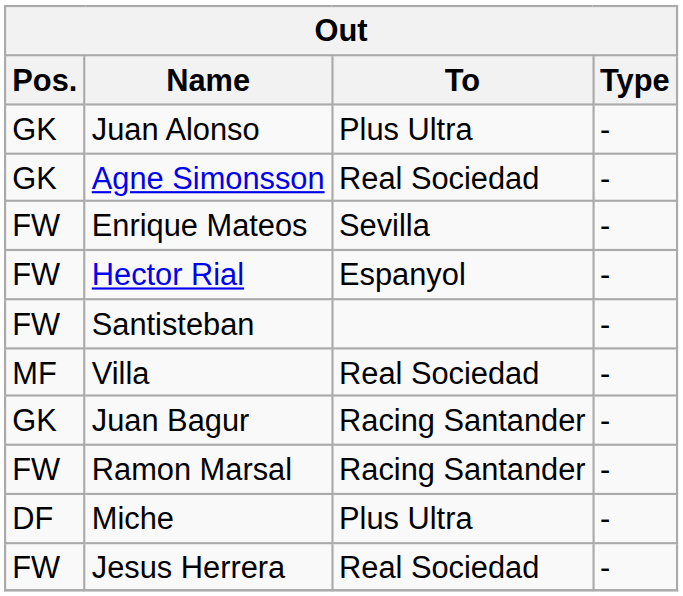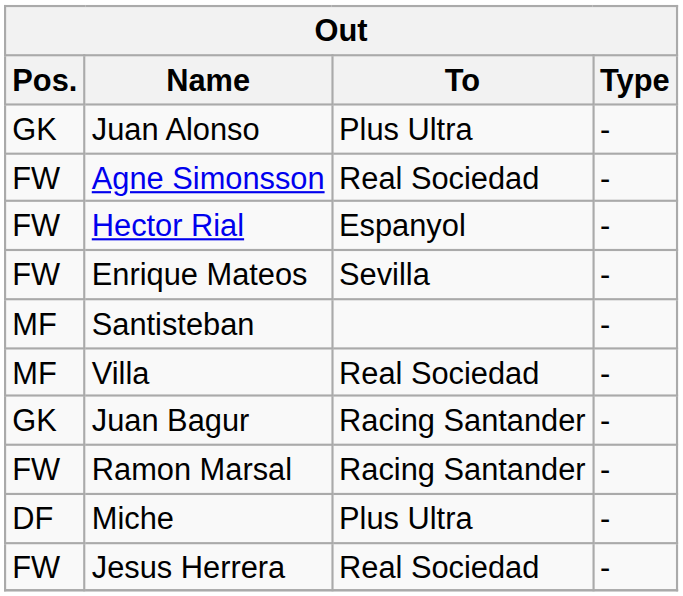(35, 177) GK -> (36, 177) FW
rows swapped: (168, 275) <-> (200, 226)
(36, 323) FW -> (35, 323) MF
